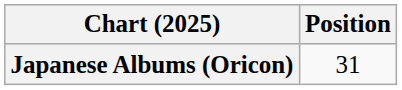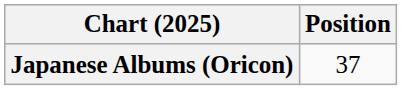(348, 63) 31 -> (348, 63) 37
